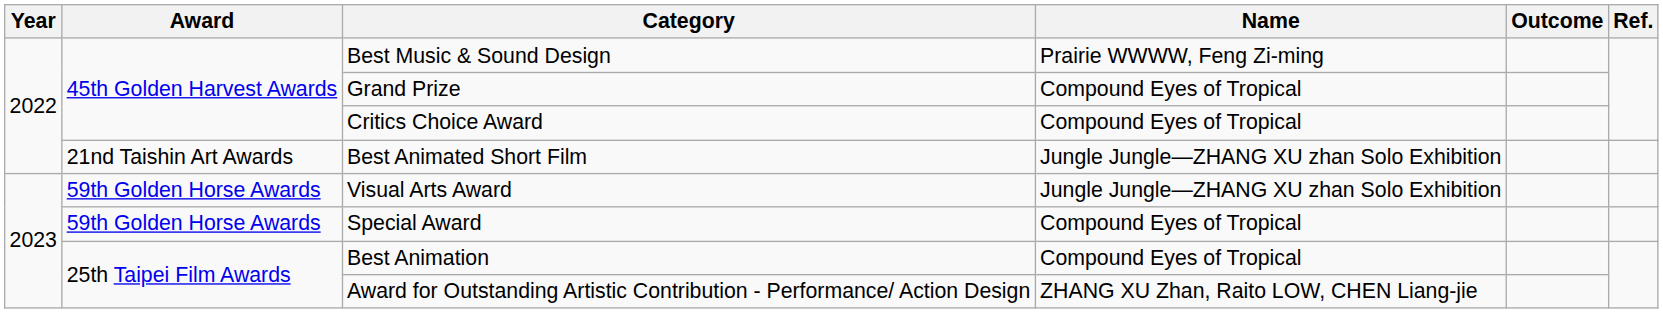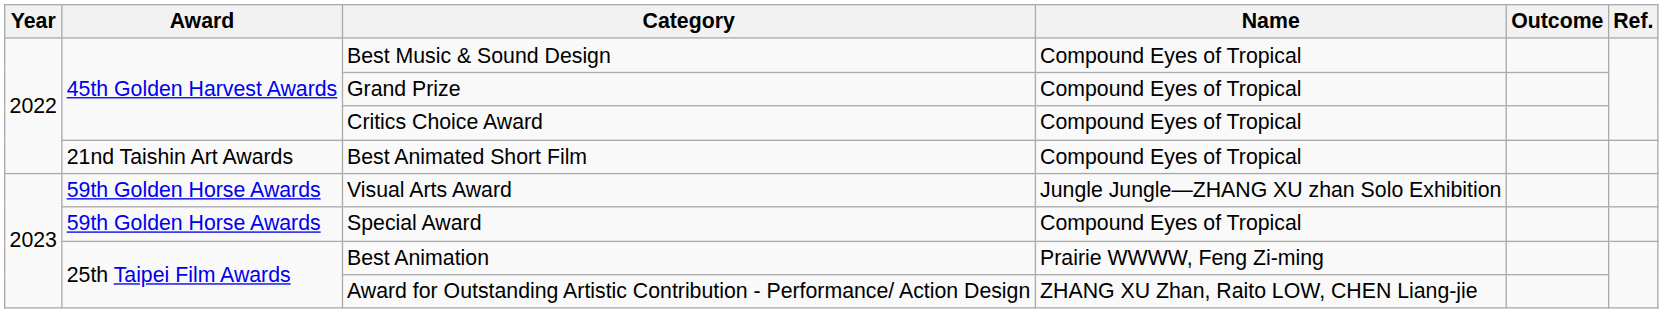(1182, 55) Prairie WWWW, Feng Zi-ming -> (1171, 55) Compound Eyes of Tropical
(1271, 156) Jungle Jungle—ZHANG XU zhan Solo Exhibition -> (1171, 156) Compound Eyes of Tropical
(1171, 257) Compound Eyes of Tropical -> (1182, 257) Prairie WWWW, Feng Zi-ming
